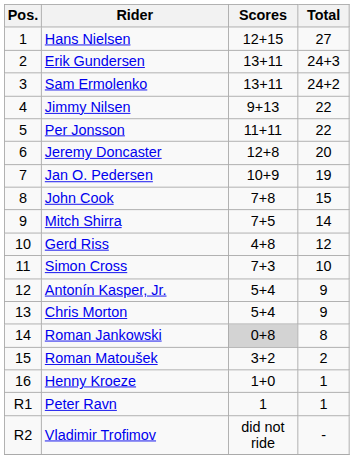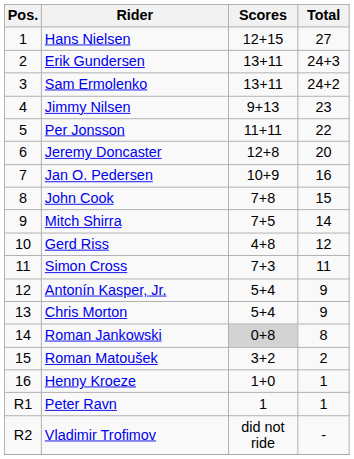(324, 107) 22 -> (324, 107) 23
(324, 175) 19 -> (324, 175) 16
(324, 267) 10 -> (324, 267) 11
